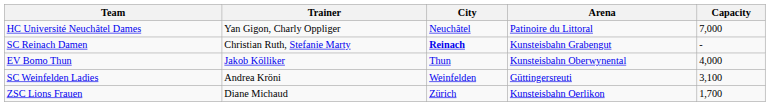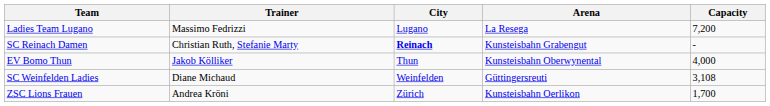+ row: (50, 28)
- row: (74, 28)
(253, 77) Andrea Kröni -> (204, 77) Diane Michaud
(711, 77) 3,100 -> (704, 77) 3,108
(256, 93) Diane Michaud -> (200, 93) Andrea Kröni
